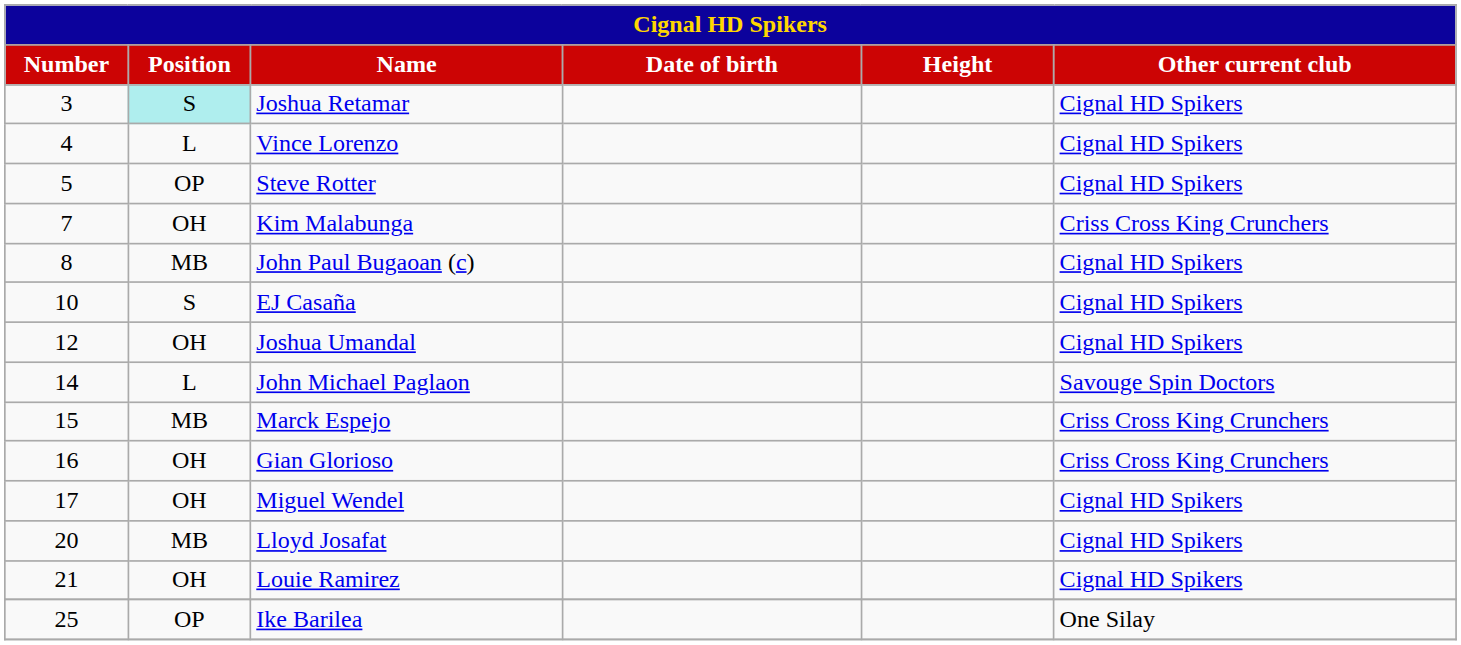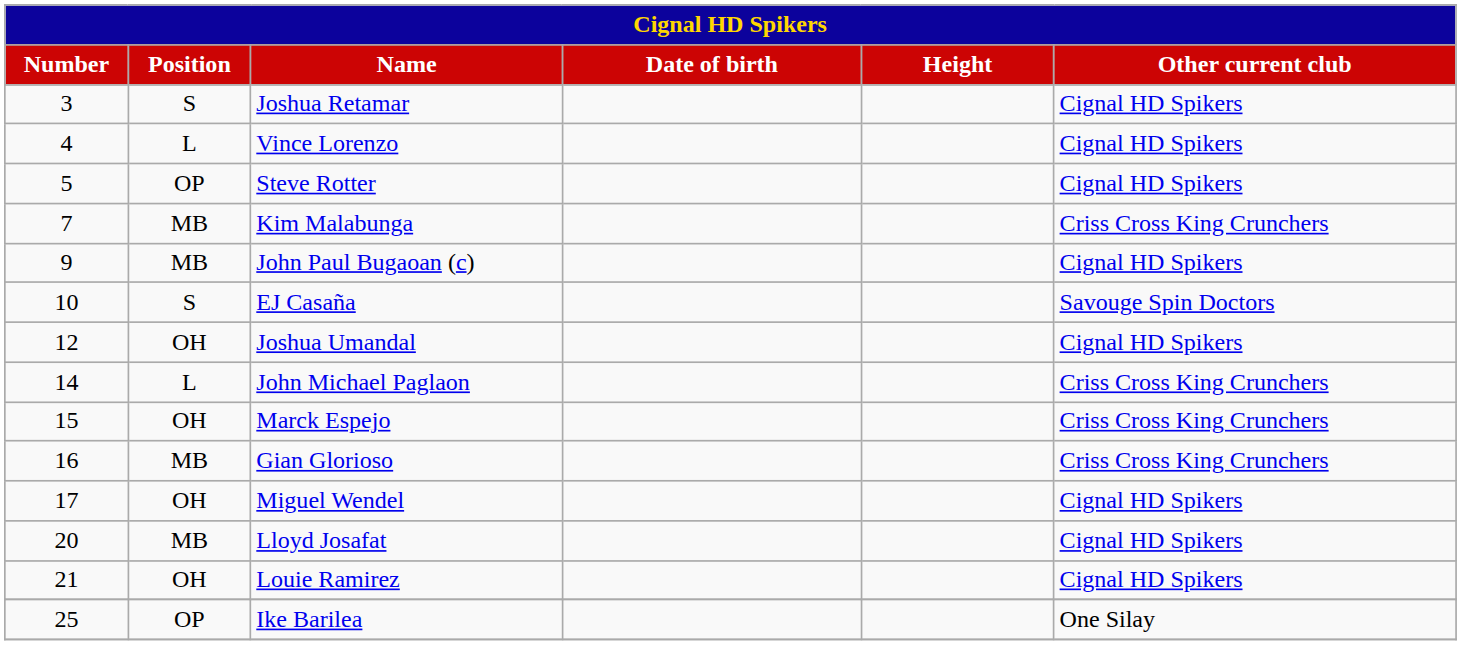(189, 104) paleturquoise background -> (189, 104) no background
(189, 223) OH -> (189, 223) MB
(66, 262) 8 -> (66, 262) 9
(1151, 302) Cignal HD Spikers -> (1167, 302) Savouge Spin Doctors
(1167, 381) Savouge Spin Doctors -> (1194, 381) Criss Cross King Crunchers
(189, 421) MB -> (189, 421) OH
(189, 461) OH -> (189, 461) MB
